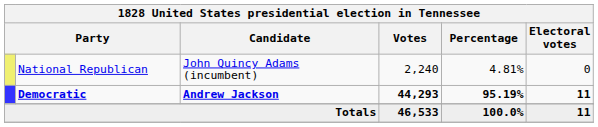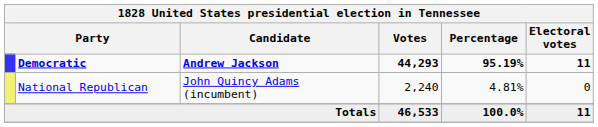rows swapped: (52, 95) <-> (83, 70)
